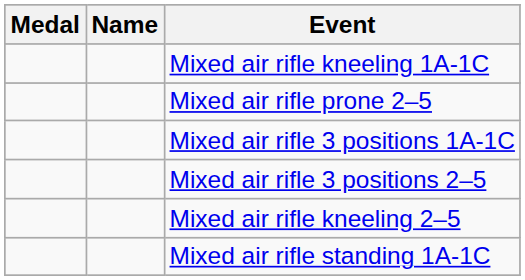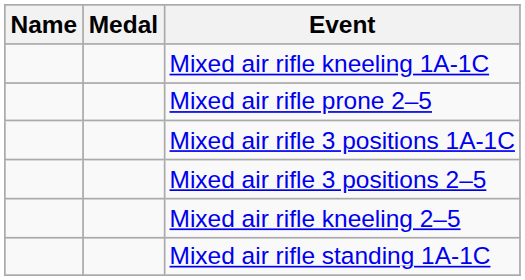columns swapped: (45, 25) <-> (125, 25)
